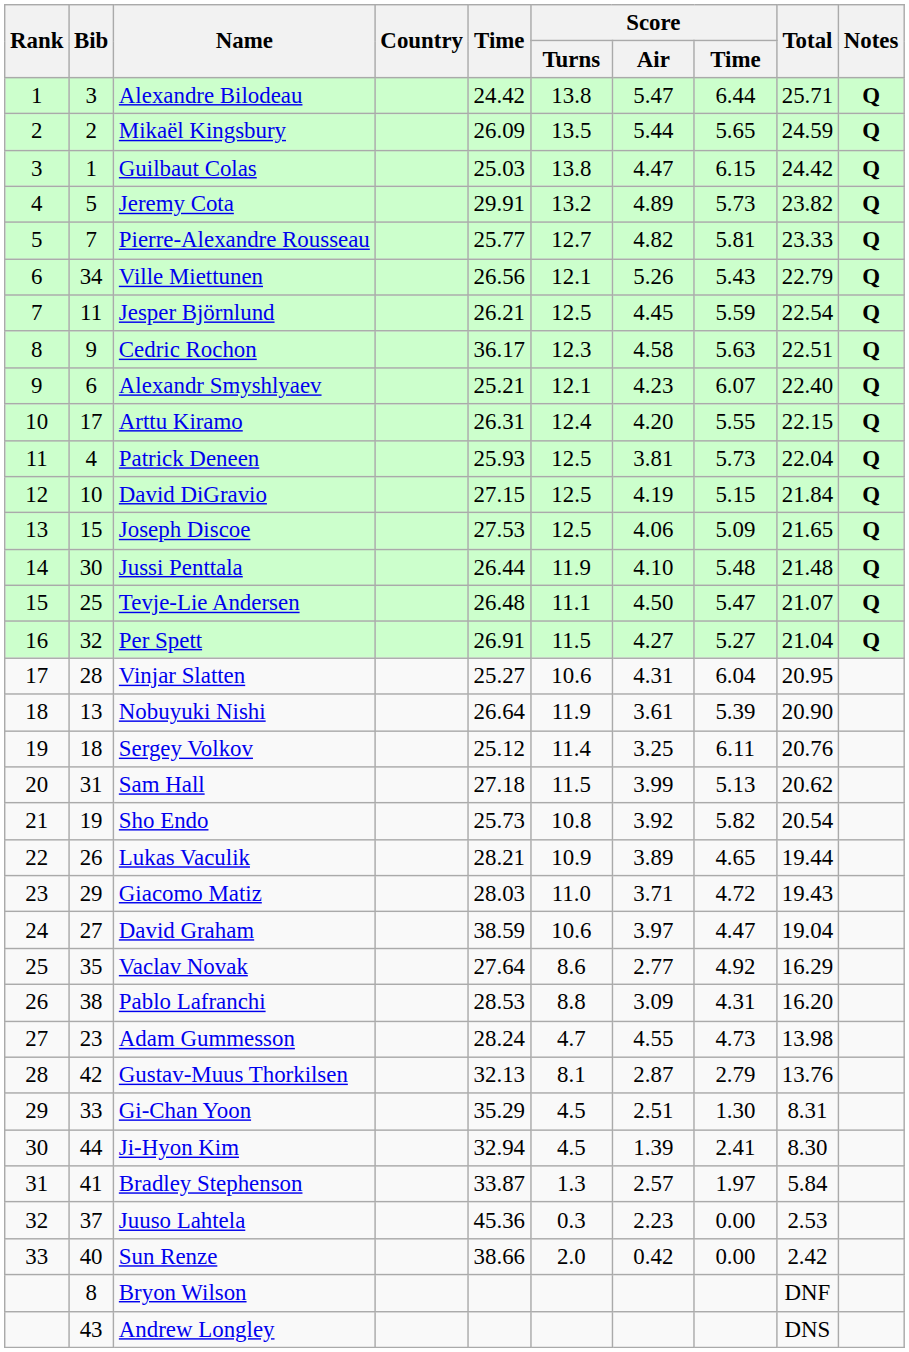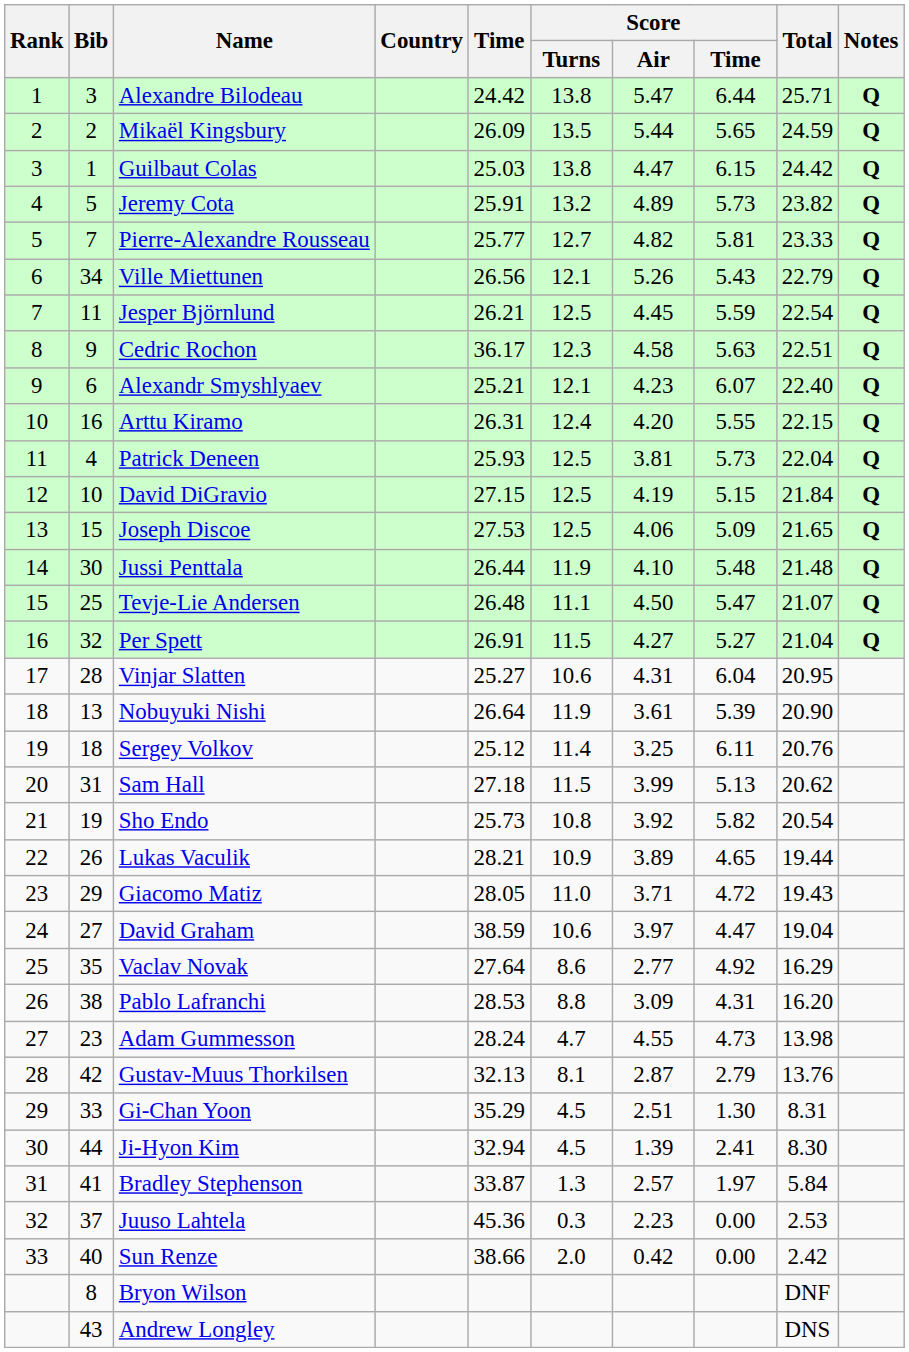(499, 204) 29.91 -> (499, 204) 25.91
(91, 421) 17 -> (91, 421) 16
(499, 893) 28.03 -> (499, 893) 28.05
